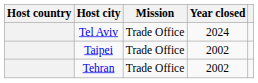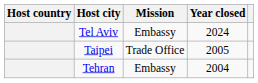(155, 31) Trade Office -> (155, 31) Embassy
(218, 50) 2002 -> (218, 50) 2005
(155, 68) Trade Office -> (155, 68) Embassy
(218, 68) 2002 -> (218, 68) 2004
